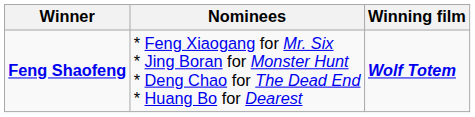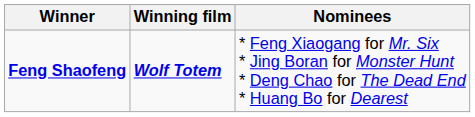columns swapped: (417, 17) <-> (247, 17)
